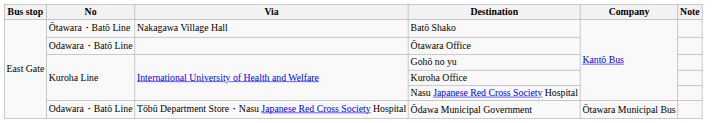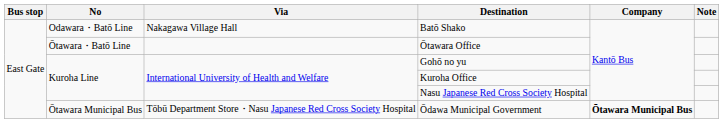(90, 28) Ōtawara・Batō Line -> (91, 28) Odawara・Batō Line
(91, 45) Odawara・Batō Line -> (90, 45) Ōtawara・Batō Line
(91, 109) Odawara・Batō Line -> (95, 109) Ōtawara Municipal Bus
(629, 109) normal -> (642, 109) bold
